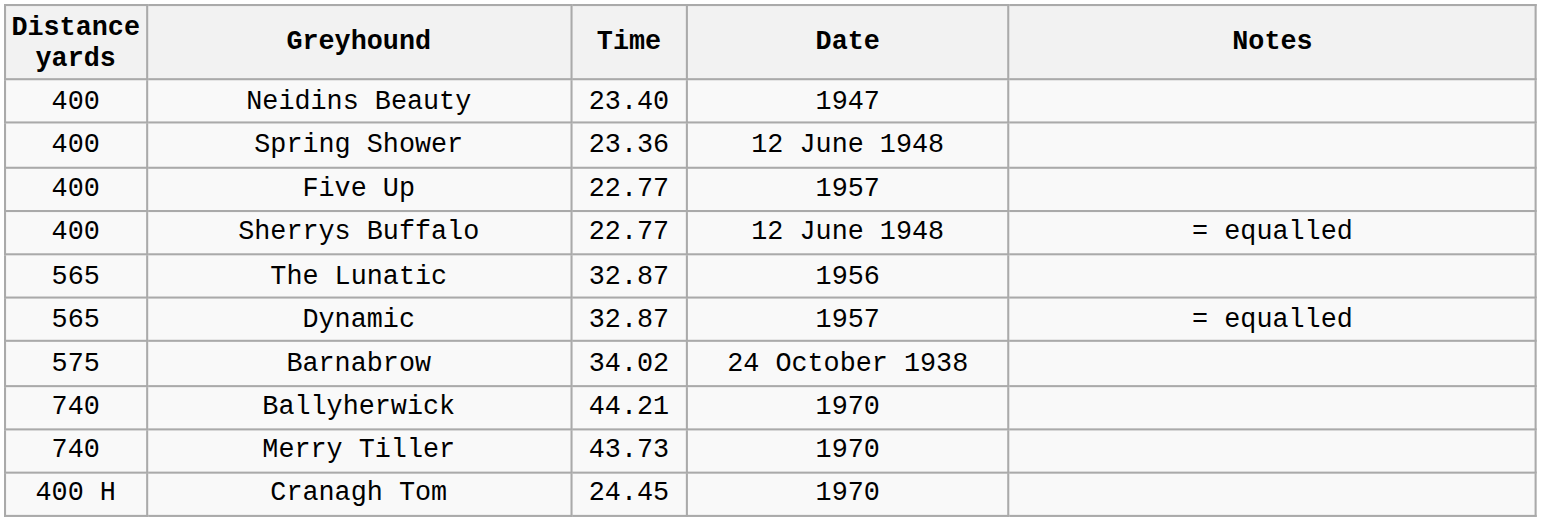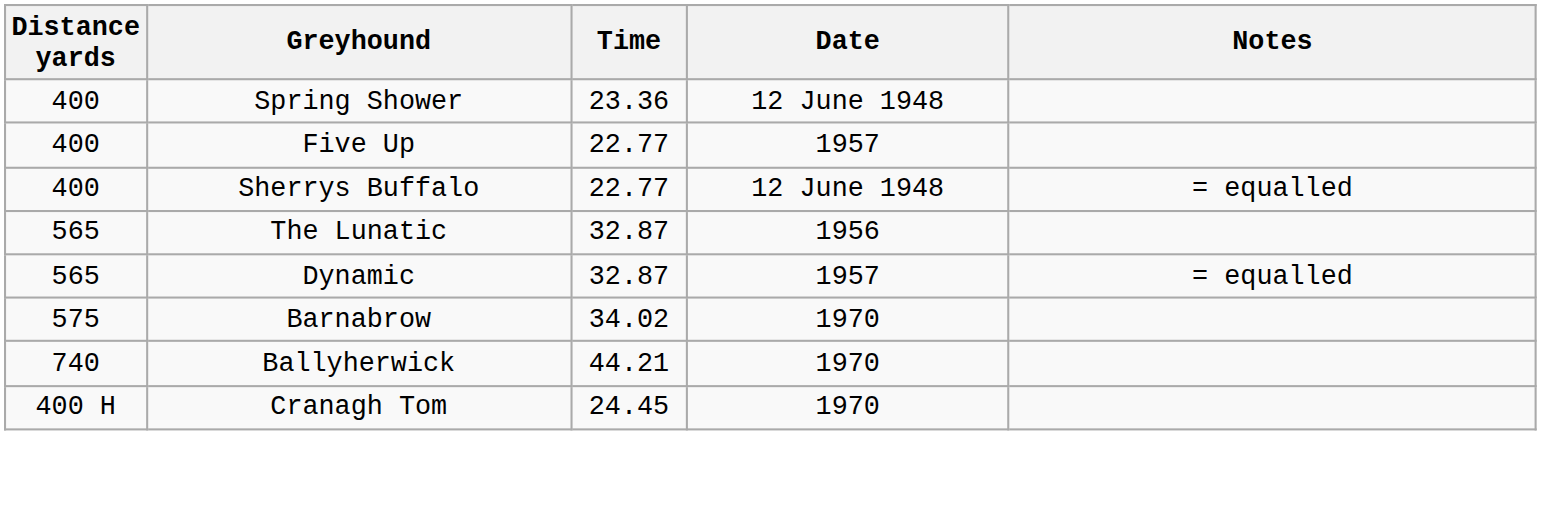- row: (359, 101)
(848, 363) 24 October 1938 -> (848, 320) 1970
- row: (359, 451)
